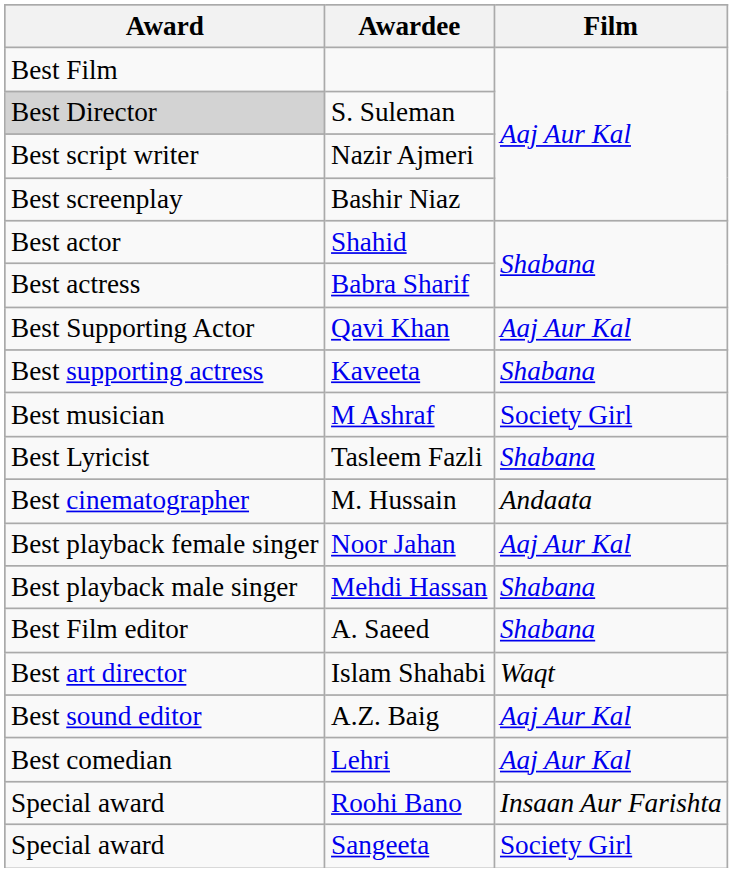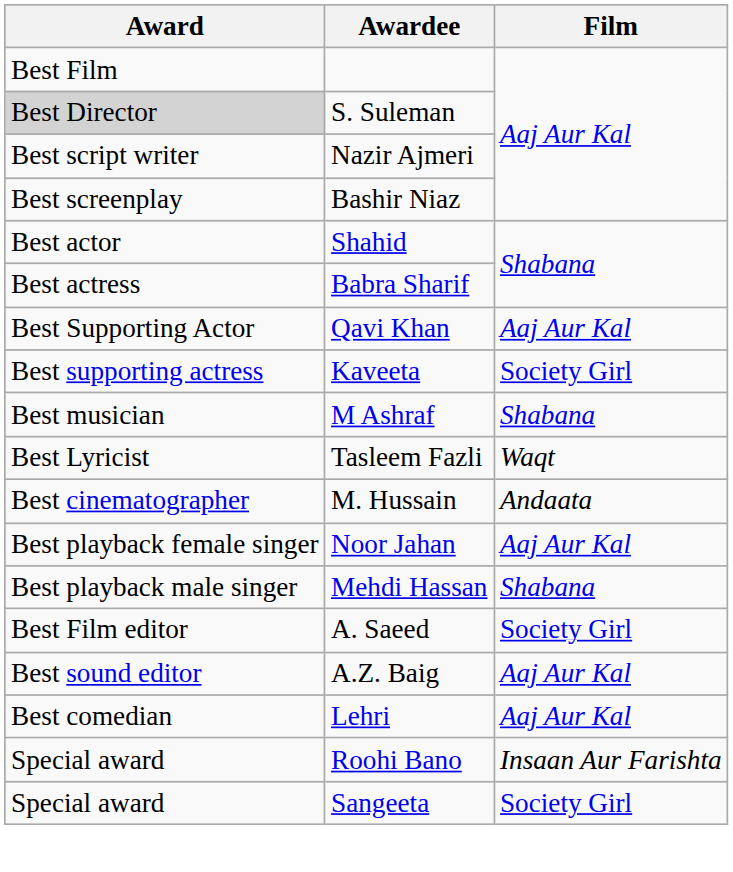(548, 371) Shabana -> (566, 371) Society Girl
(566, 414) Society Girl -> (548, 414) Shabana
(548, 457) Shabana -> (527, 457) Waqt
(548, 629) Shabana -> (566, 629) Society Girl
- row: (408, 673)
